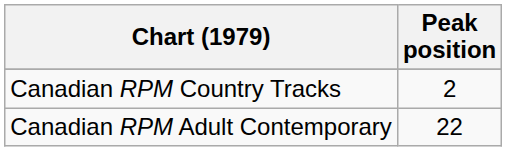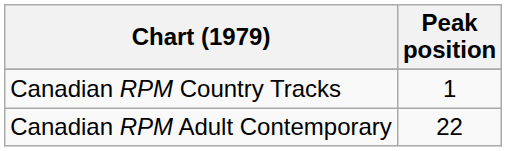(450, 88) 2 -> (450, 88) 1
